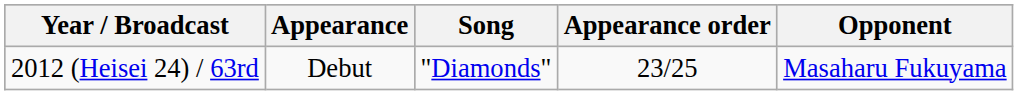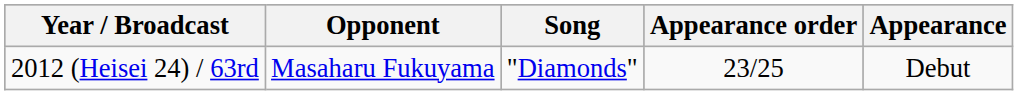columns swapped: (340, 25) <-> (895, 25)
